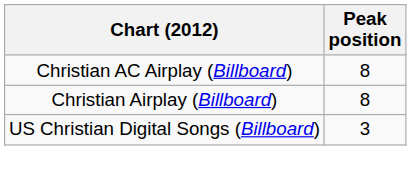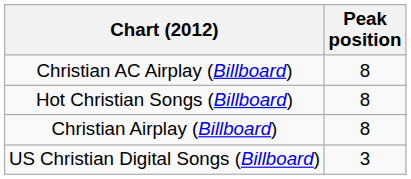+ row: (164, 99)
